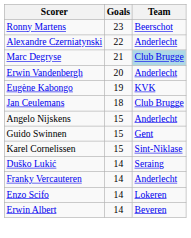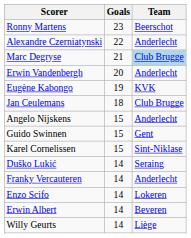+ row: (31, 225)
